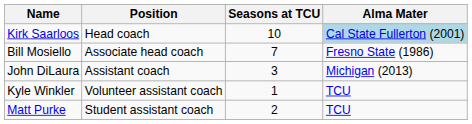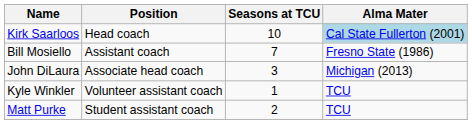(144, 53) Associate head coach -> (127, 53) Assistant coach
(127, 72) Assistant coach -> (144, 72) Associate head coach
